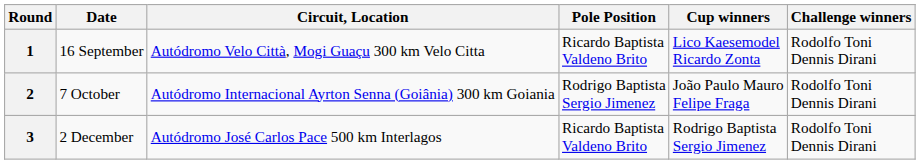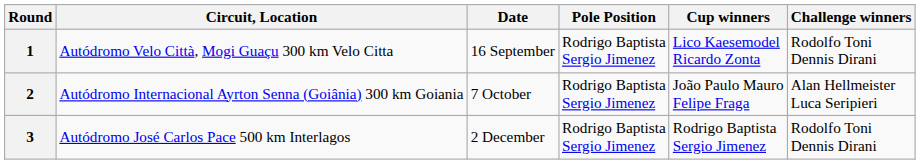columns swapped: (353, 16) <-> (101, 16)
(613, 50) Ricardo Baptista Valdeno Brito -> (614, 50) Rodrigo Baptista Sergio Jimenez
(834, 93) Rodolfo Toni Dennis Dirani -> (843, 93) Alan Hellmeister Luca Seripieri
(613, 136) Ricardo Baptista Valdeno Brito -> (614, 136) Rodrigo Baptista Sergio Jimenez
